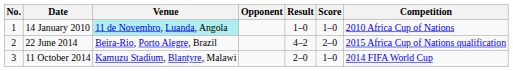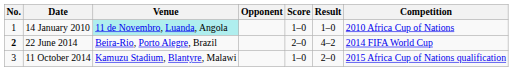columns swapped: (330, 12) <-> (300, 12)
(14, 43) normal -> (14, 43) bold
(426, 43) 2015 Africa Cup of Nations qualification -> (389, 43) 2014 FIFA World Cup
(389, 58) 2014 FIFA World Cup -> (426, 58) 2015 Africa Cup of Nations qualification
